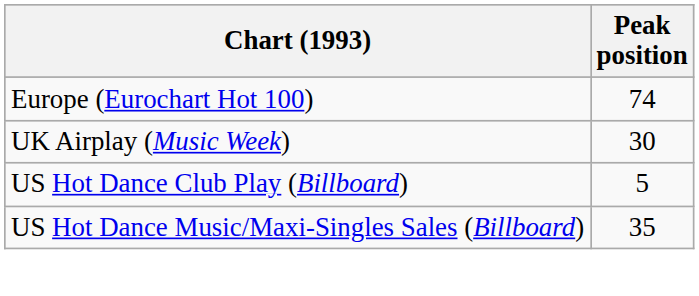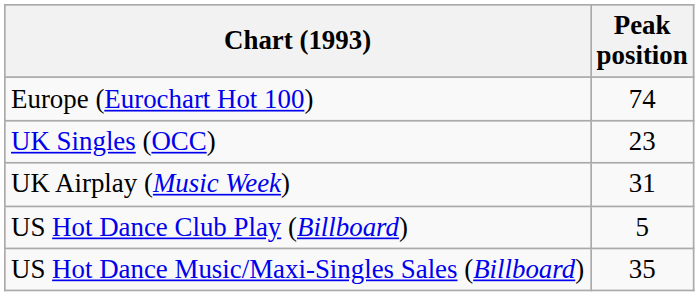+ row: (113, 141)
(642, 141) 30 -> (642, 183) 31
